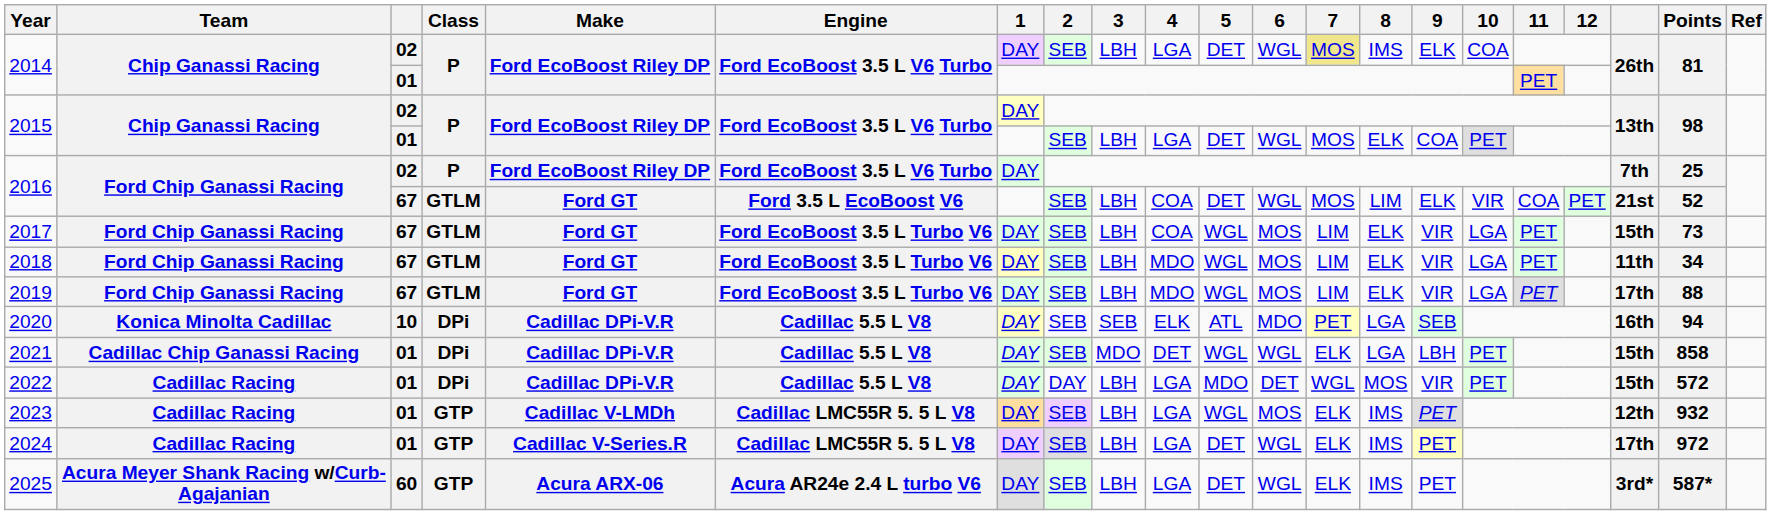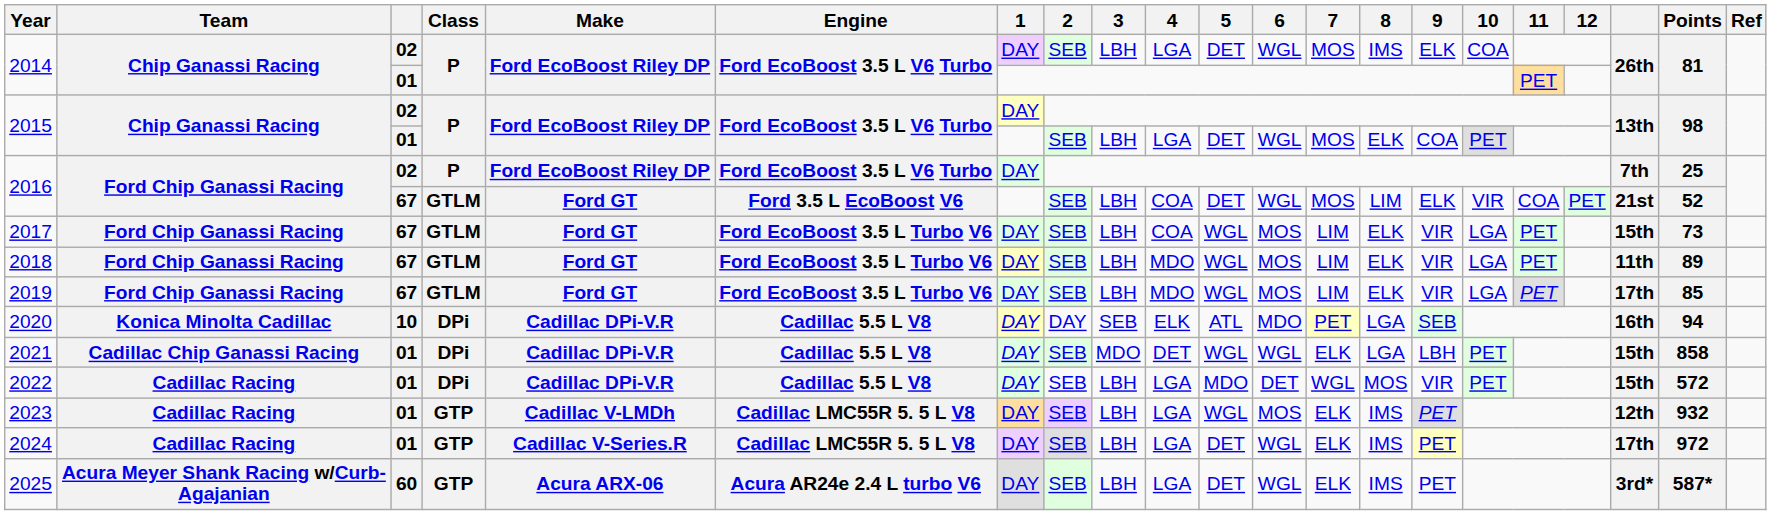(1333, 50) khaki background -> (1333, 50) no background
(1693, 261) 34 -> (1693, 261) 89
(1693, 291) 88 -> (1693, 291) 85
(1068, 322) SEB -> (1068, 322) DAY
(1068, 382) DAY -> (1068, 382) SEB
